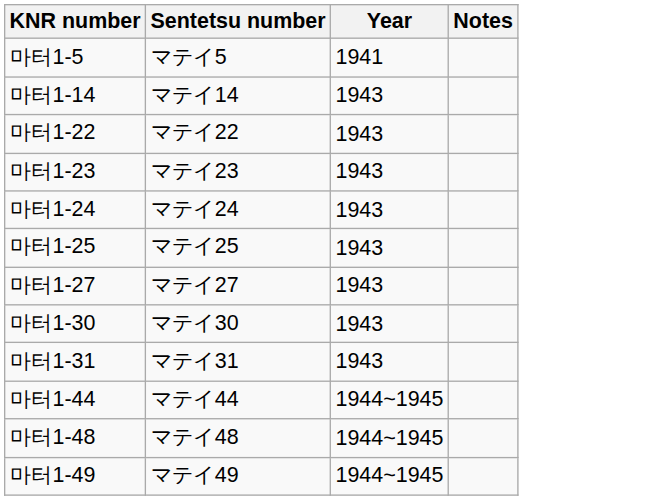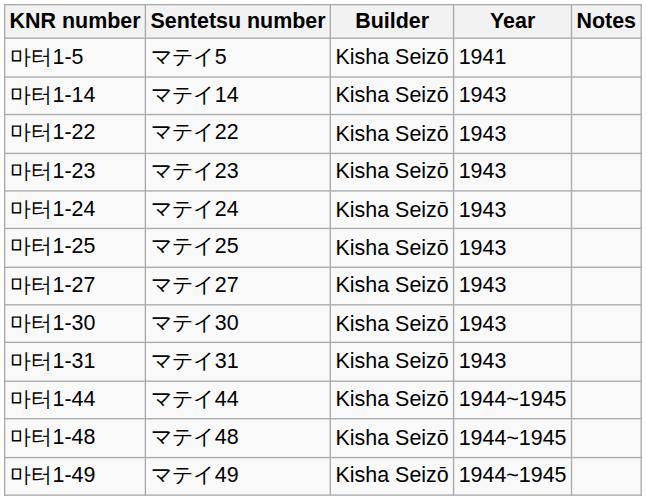+ column: (392, 21)
